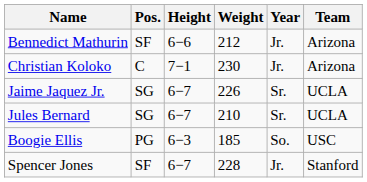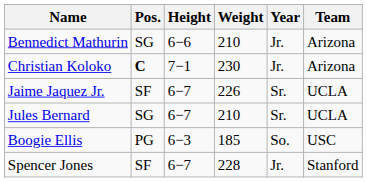(143, 41) SF -> (144, 41) SG
(229, 41) 212 -> (229, 41) 210
(140, 65) normal -> (140, 65) bold
(144, 90) SG -> (143, 90) SF
